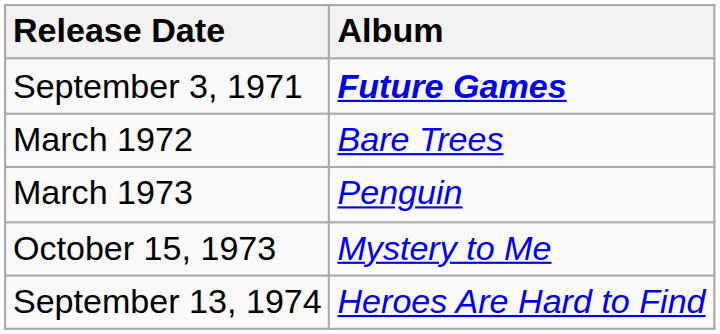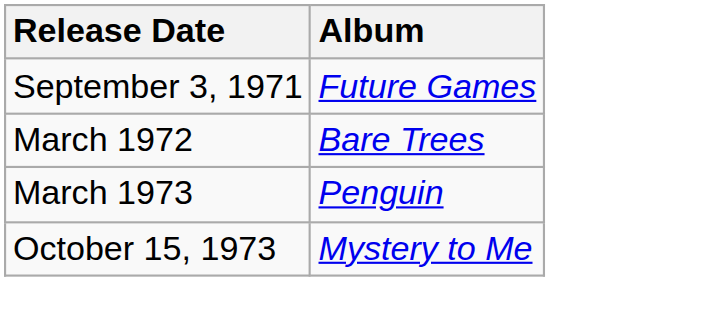(452, 85) bold -> (427, 85) normal
- row: (167, 301)
